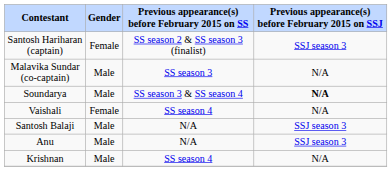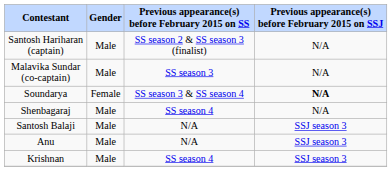(104, 45) Female -> (106, 45) Male
(320, 45) SSJ season 3 -> (321, 45) N/A
(104, 94) Male -> (106, 94) Female
+ row: (46, 110)
- row: (45, 110)
(320, 158) N/A -> (321, 158) SSJ season 3
